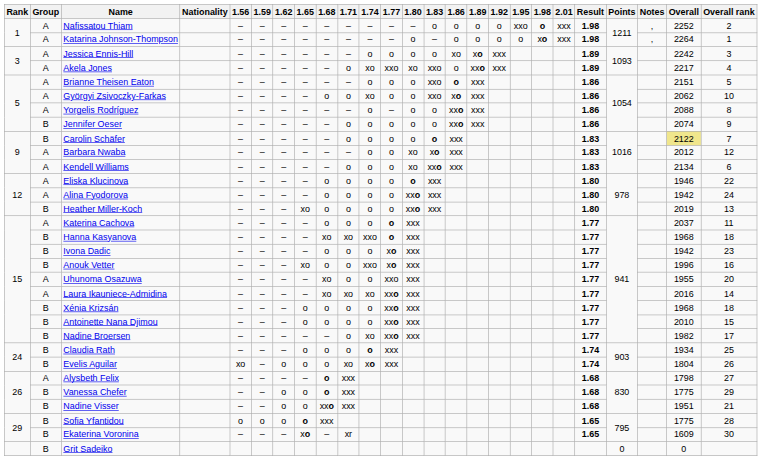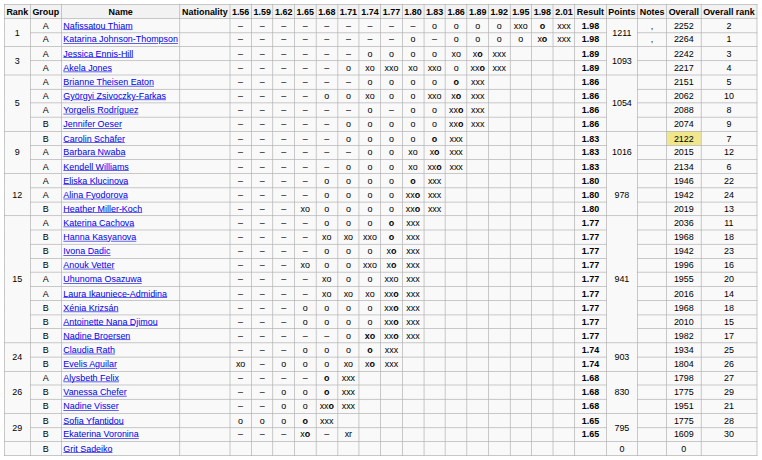(435, 82) xxo -> (435, 82) o
(684, 153) 2012 -> (684, 153) 2015
(684, 223) 2037 -> (684, 223) 2036
(370, 336) normal -> (370, 336) bold
